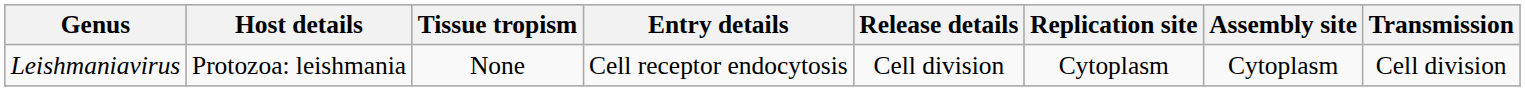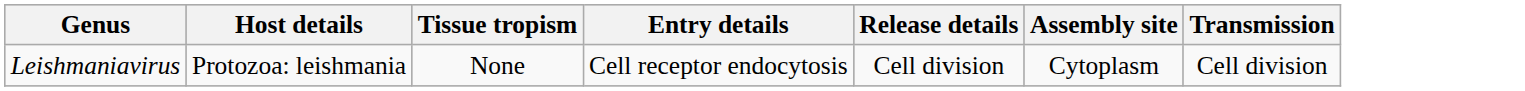- column: (1114, 24)
